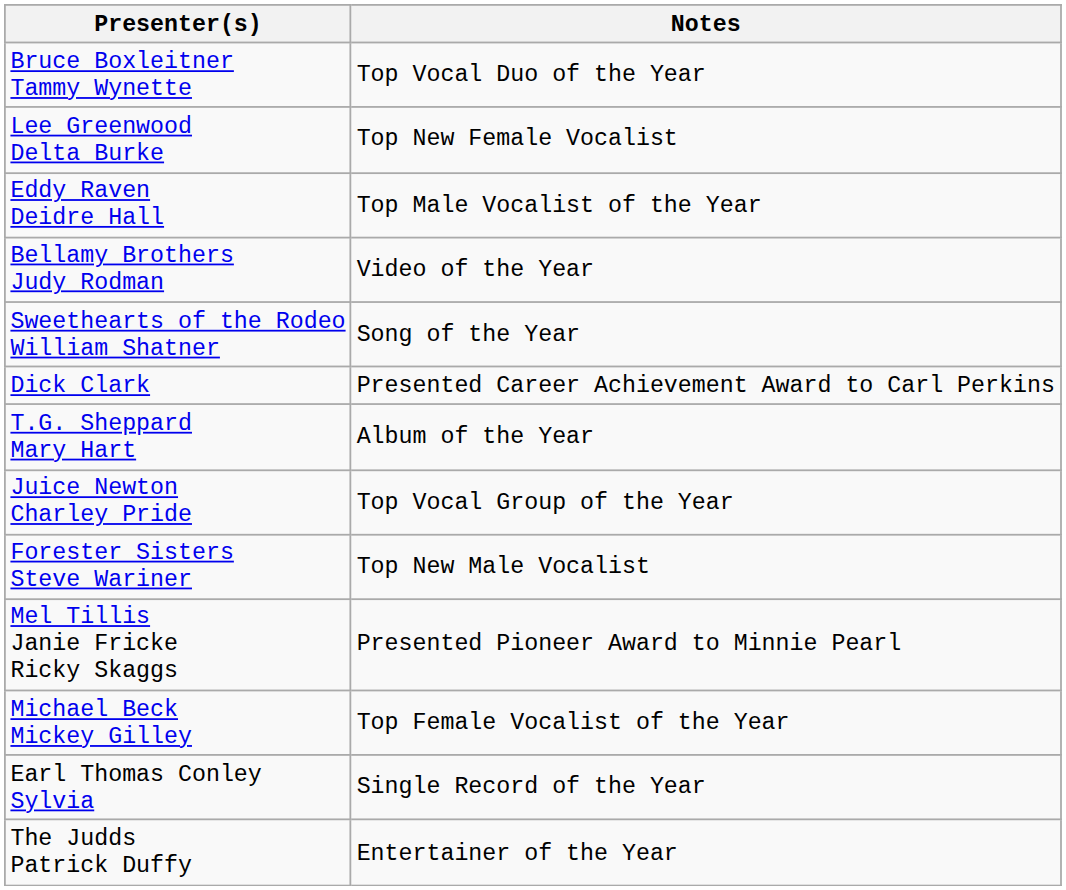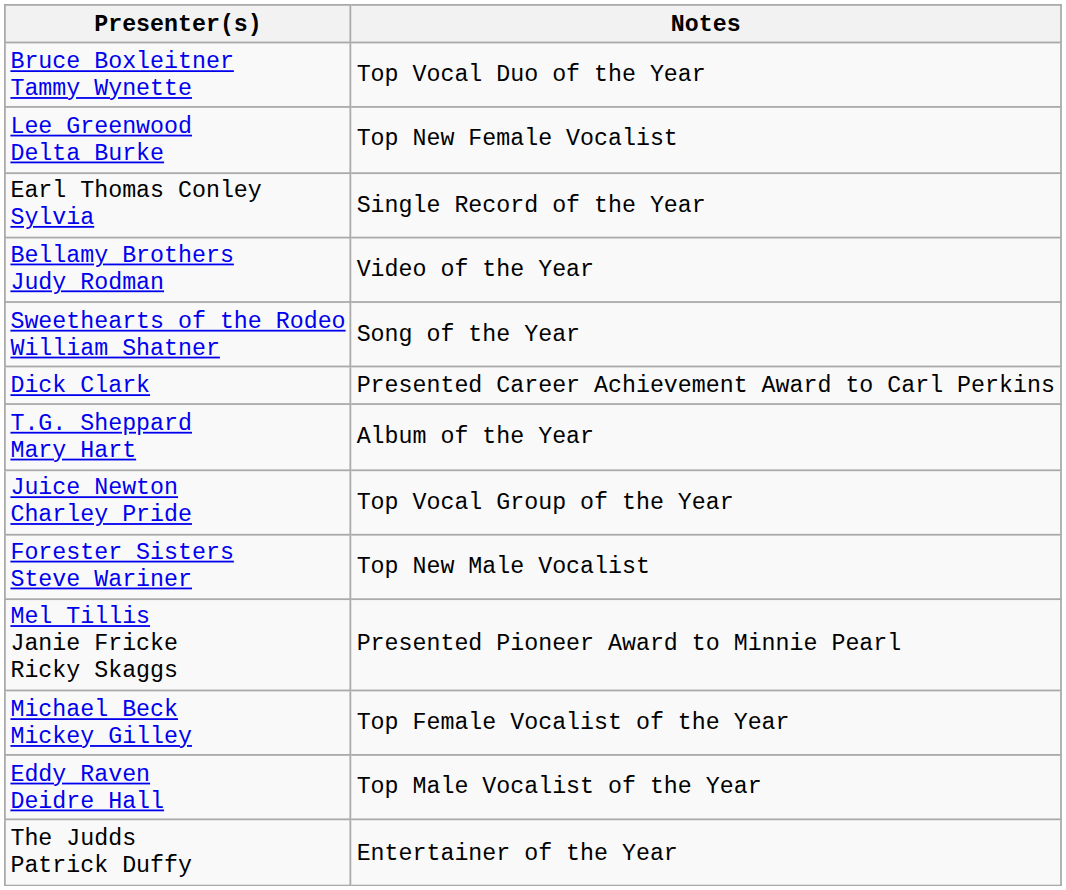rows swapped: (87, 205) <-> (136, 788)
